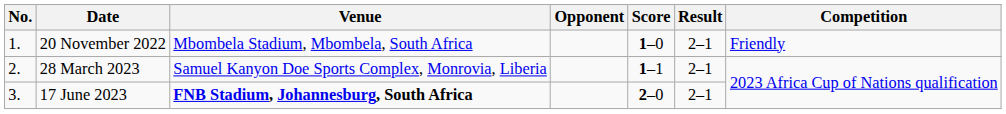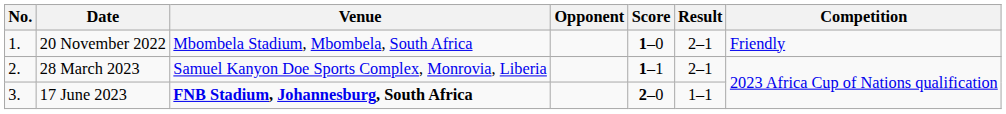(700, 95) 2–1 -> (700, 95) 1–1
